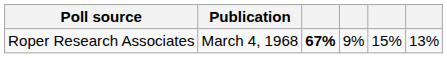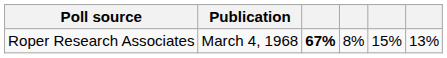(354, 41) 9% -> (354, 41) 8%
